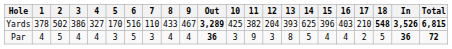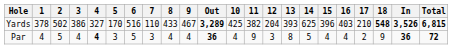(97, 37) normal -> (97, 37) bold
(235, 37) 3 -> (235, 37) 4
(382, 37) 5 -> (382, 37) 9
